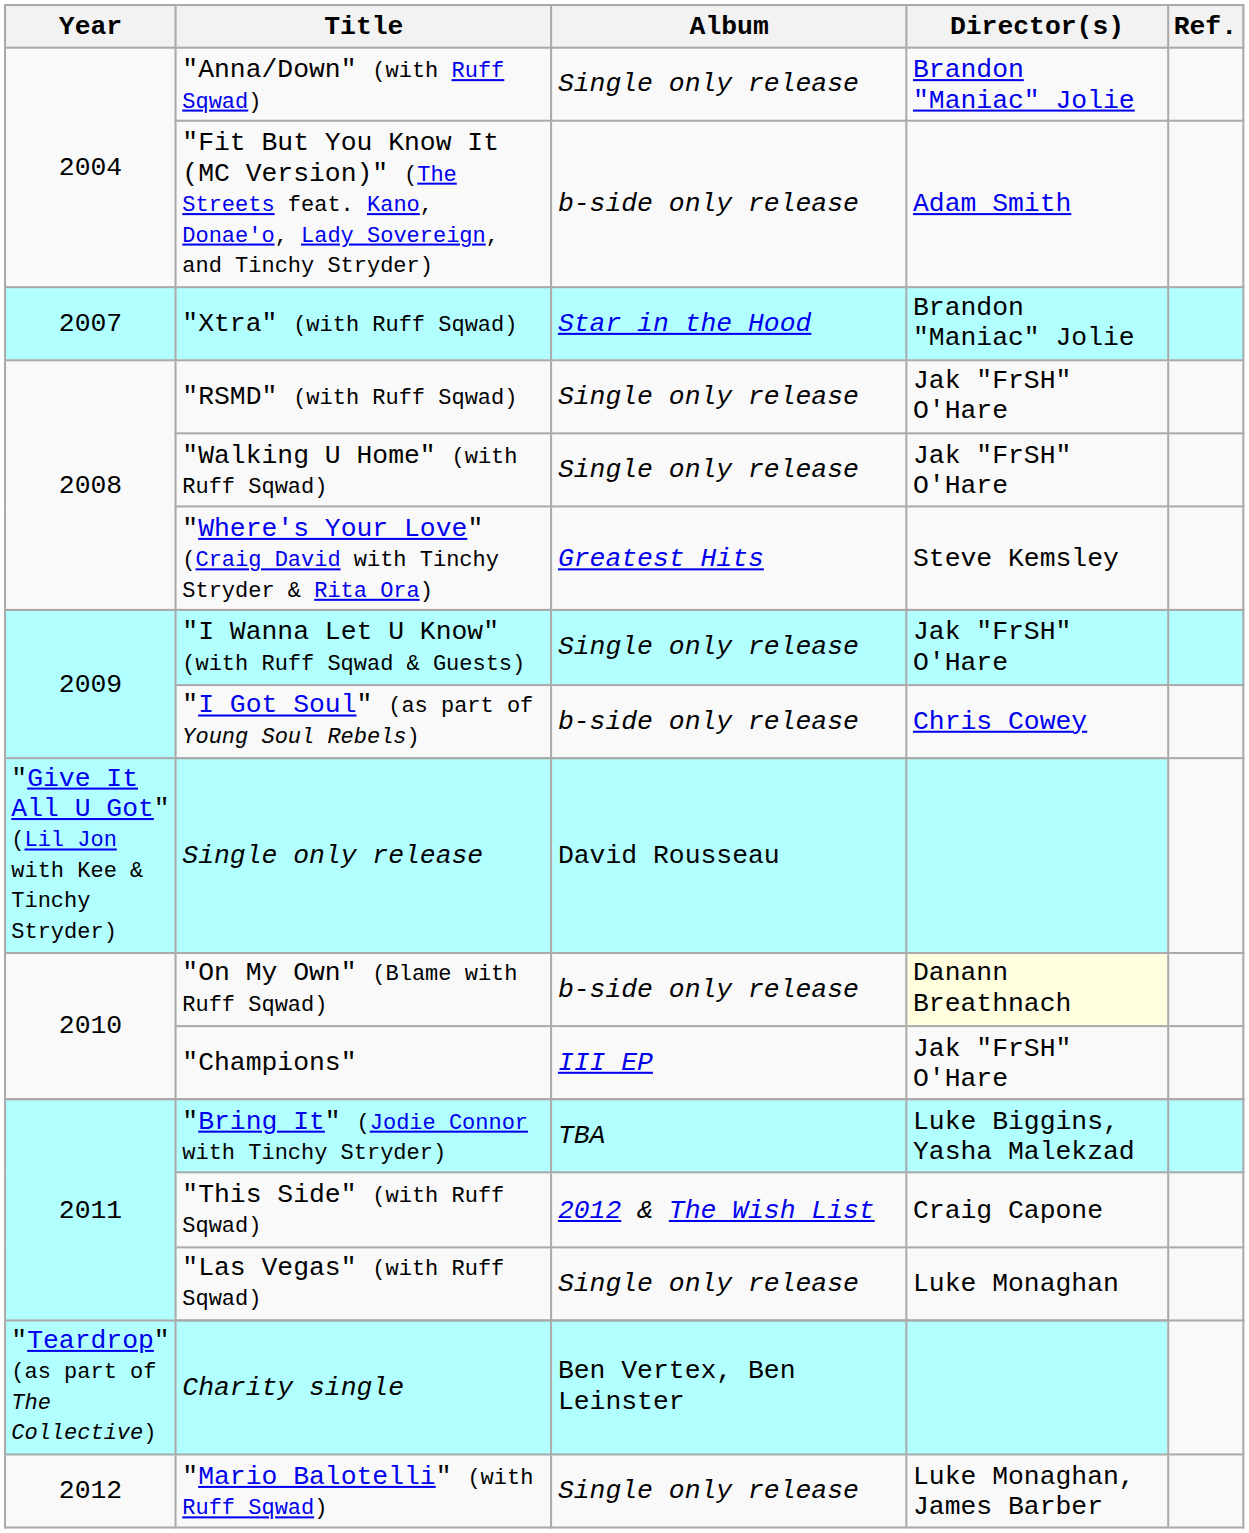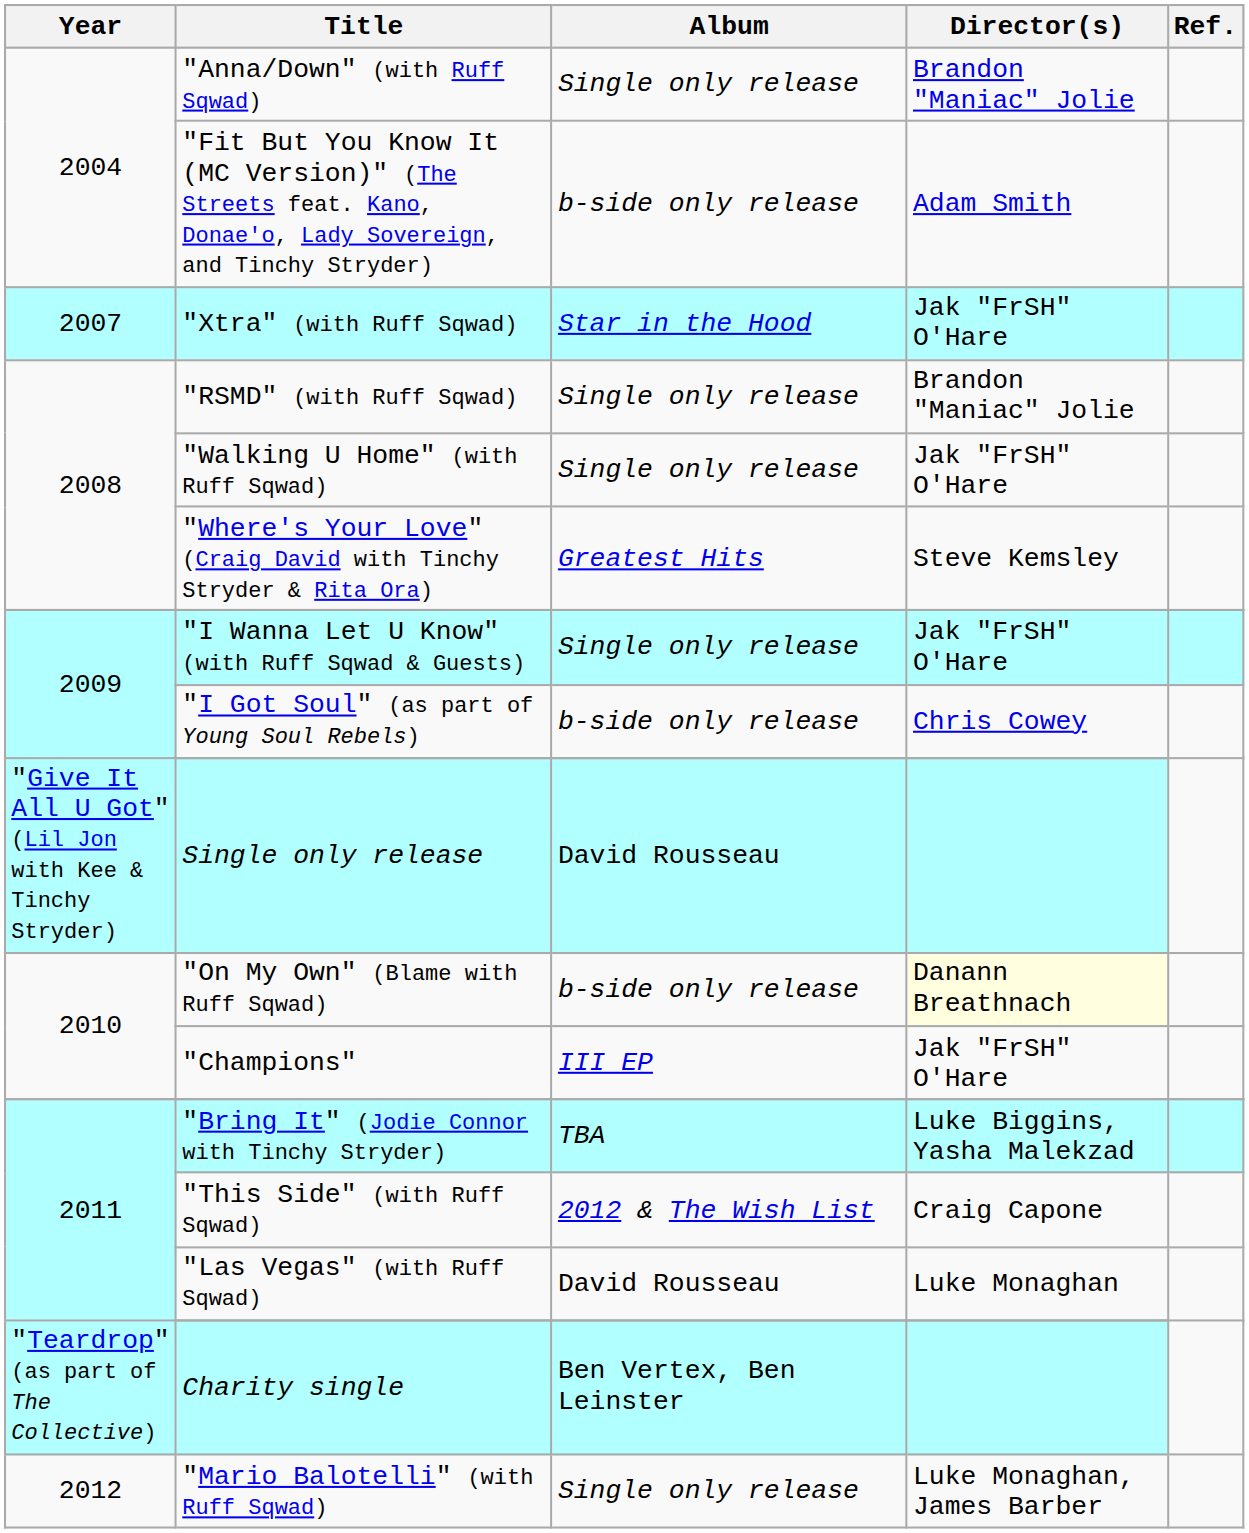(1024, 323) Brandon "Maniac" Jolie -> (992, 323) Jak "FrSH" O'Hare
(992, 396) Jak "FrSH" O'Hare -> (1024, 396) Brandon "Maniac" Jolie
(708, 1283) Single only release -> (669, 1283) David Rousseau
